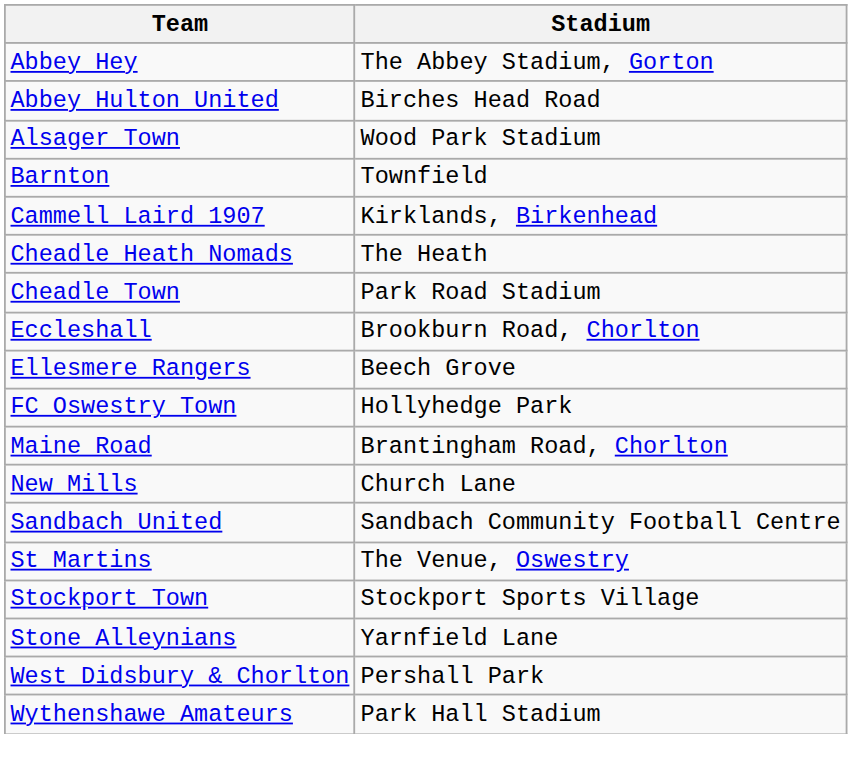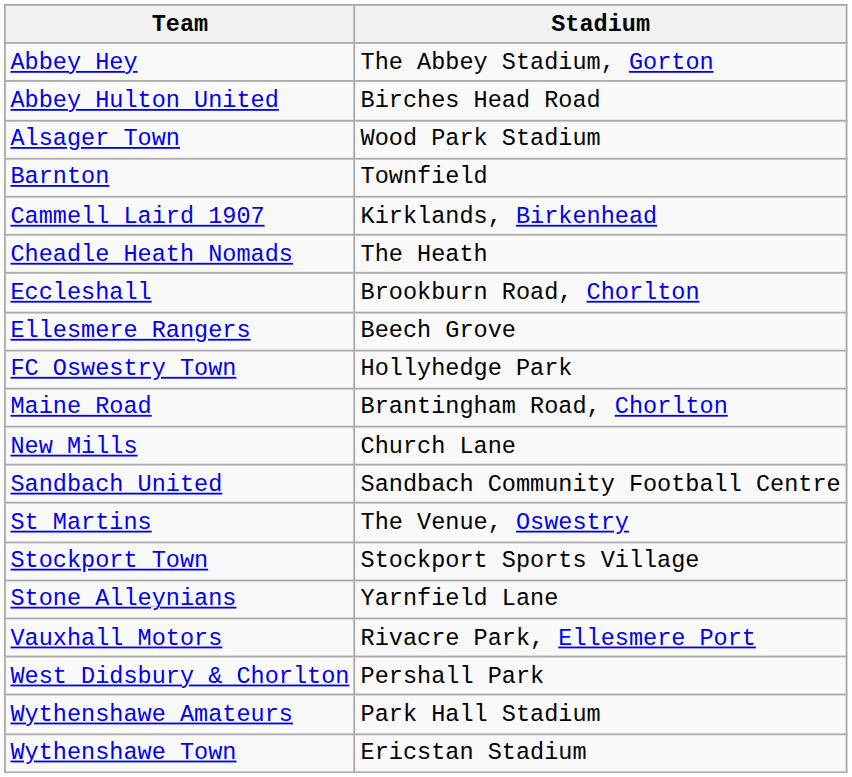- row: (95, 293)
+ row: (116, 638)
+ row: (123, 753)
